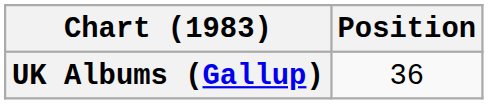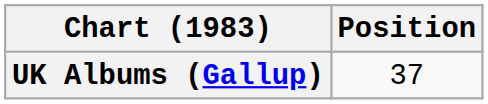(407, 76) 36 -> (407, 76) 37
